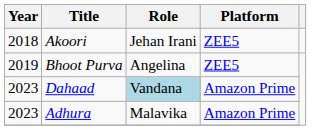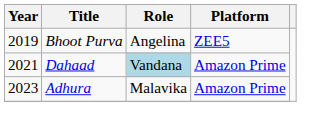- row: (66, 40)
(23, 88) 2023 -> (23, 64) 2021
